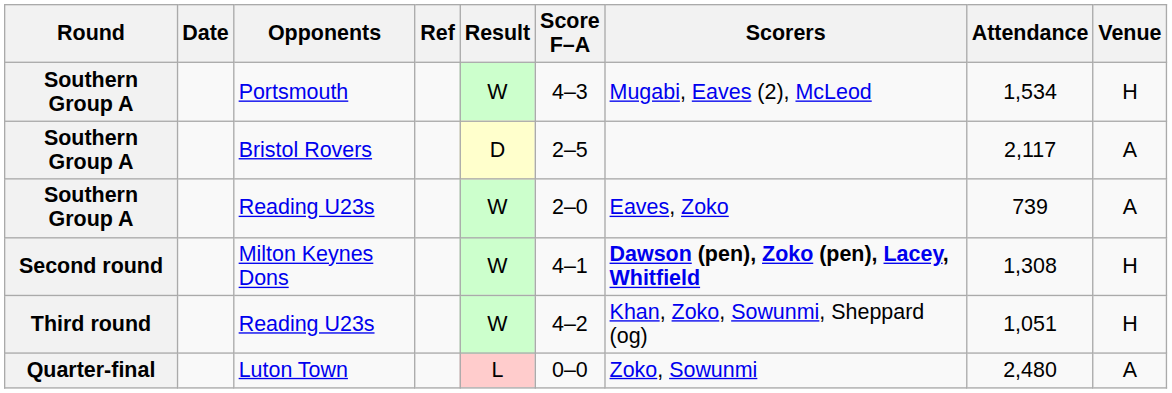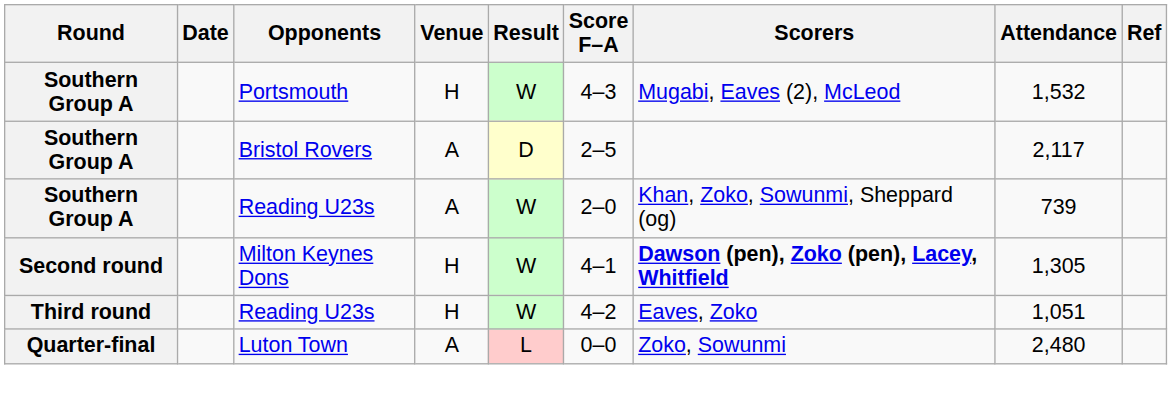columns swapped: (1130, 33) <-> (438, 33)
(1030, 91) 1,534 -> (1059, 91) 1,532
(669, 207) Eaves, Zoko -> (796, 207) Khan, Zoko, Sowunmi, Sheppard (og)
(1030, 266) 1,308 -> (1059, 266) 1,305
(767, 324) Khan, Zoko, Sowunmi, Sheppard (og) -> (698, 312) Eaves, Zoko
